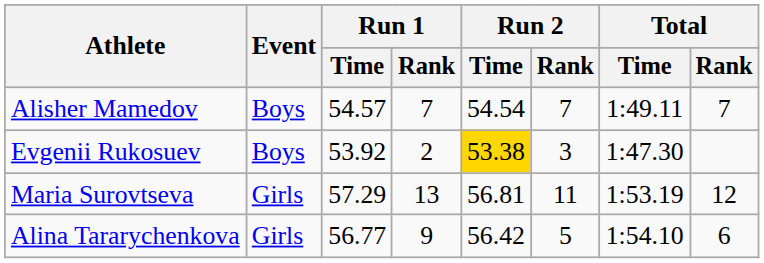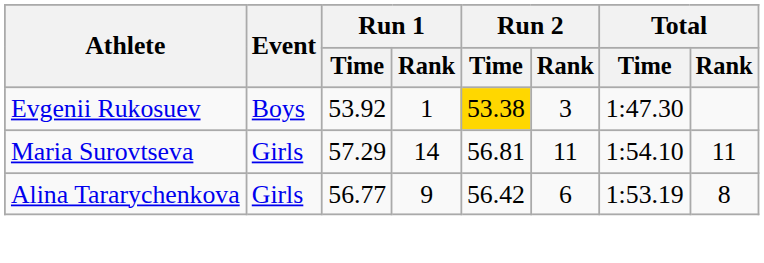- row: (104, 108)
(427, 151) 2 -> (427, 108) 1
(427, 193) 13 -> (427, 151) 14
(645, 193) 1:53.19 -> (645, 151) 1:54.10
(724, 193) 12 -> (724, 151) 11
(565, 236) 5 -> (565, 193) 6
(645, 236) 1:54.10 -> (645, 193) 1:53.19
(724, 236) 6 -> (724, 193) 8
